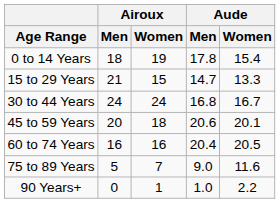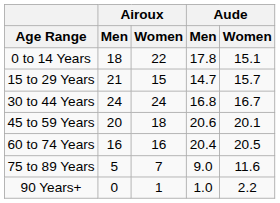(159, 58) 19 -> (159, 58) 22
(247, 58) 15.4 -> (247, 58) 15.1
(247, 79) 13.3 -> (247, 79) 15.7
